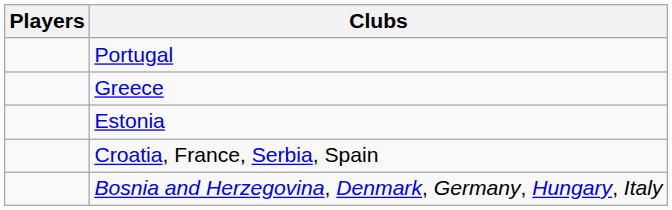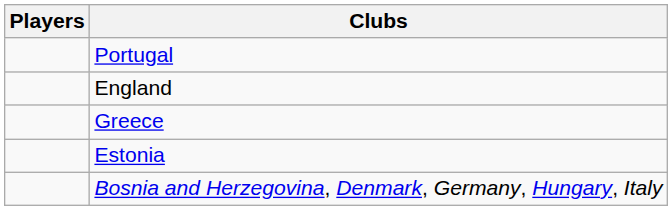+ row: (133, 88)
- row: (236, 155)
